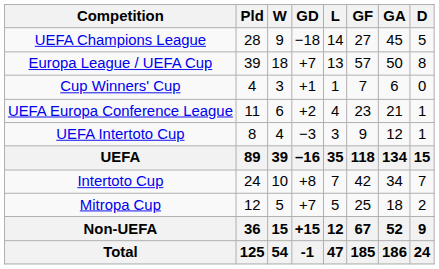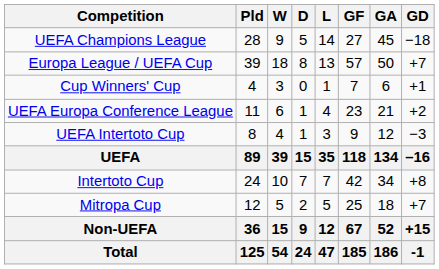columns swapped: (422, 16) <-> (307, 16)
